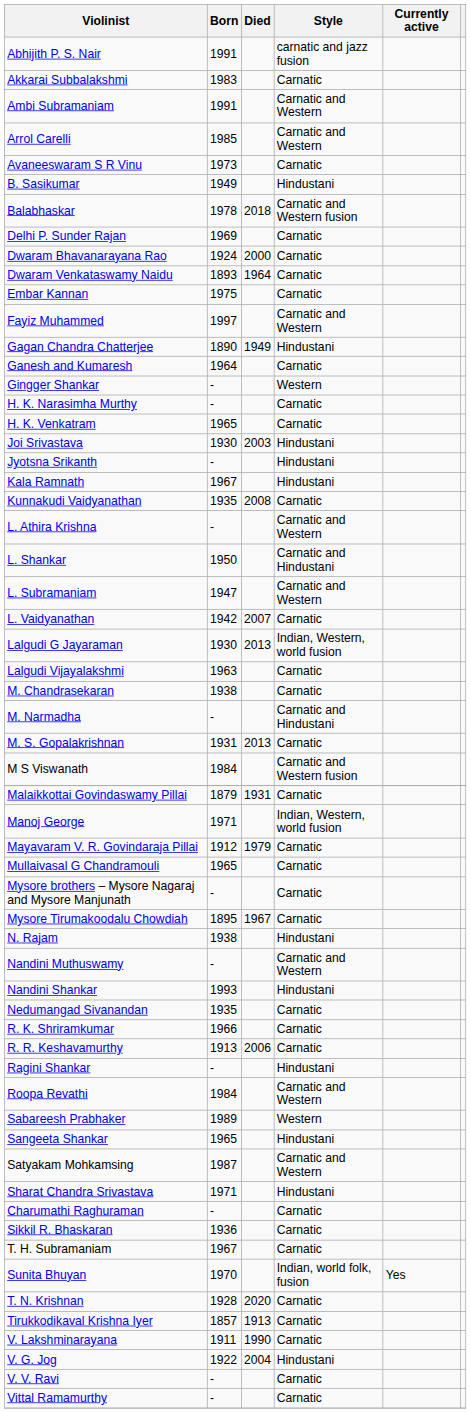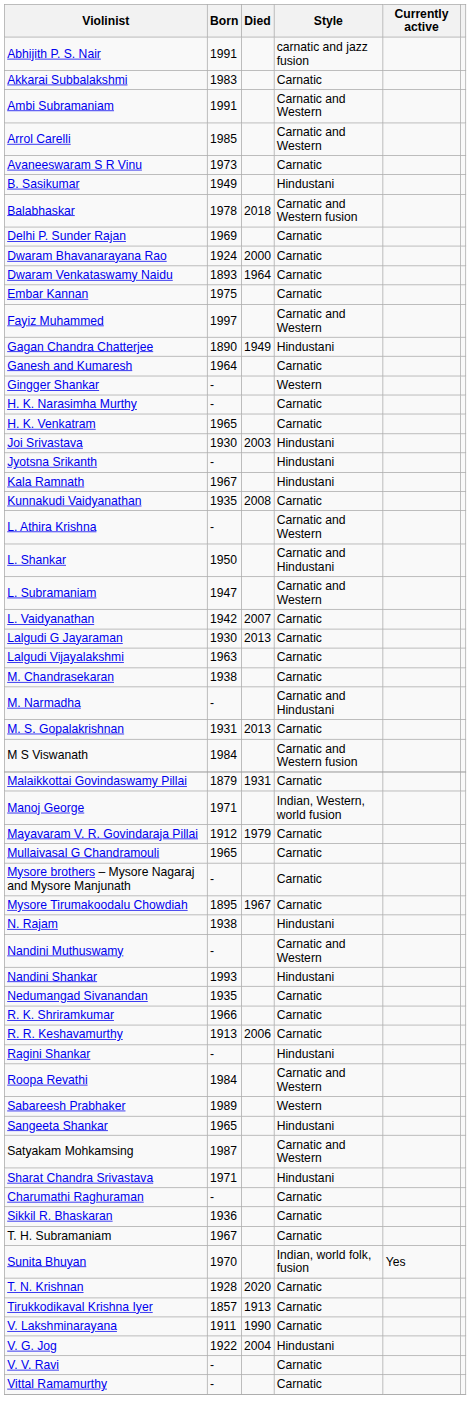(321, 645) Indian, Western, world fusion -> (299, 638) Carnatic
